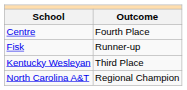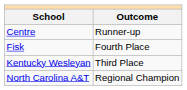(122, 32) Fourth Place -> (118, 32) Runner-up
(118, 47) Runner-up -> (122, 47) Fourth Place
